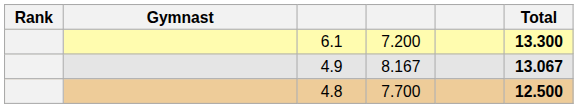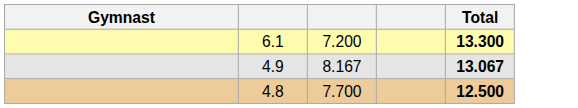- column: (34, 17)
